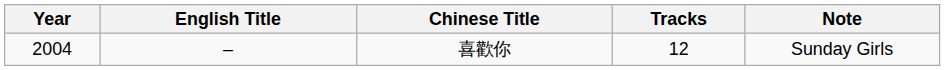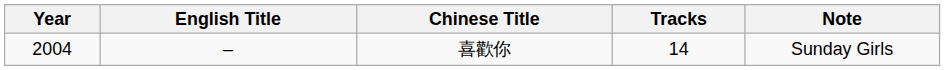(679, 49) 12 -> (679, 49) 14
